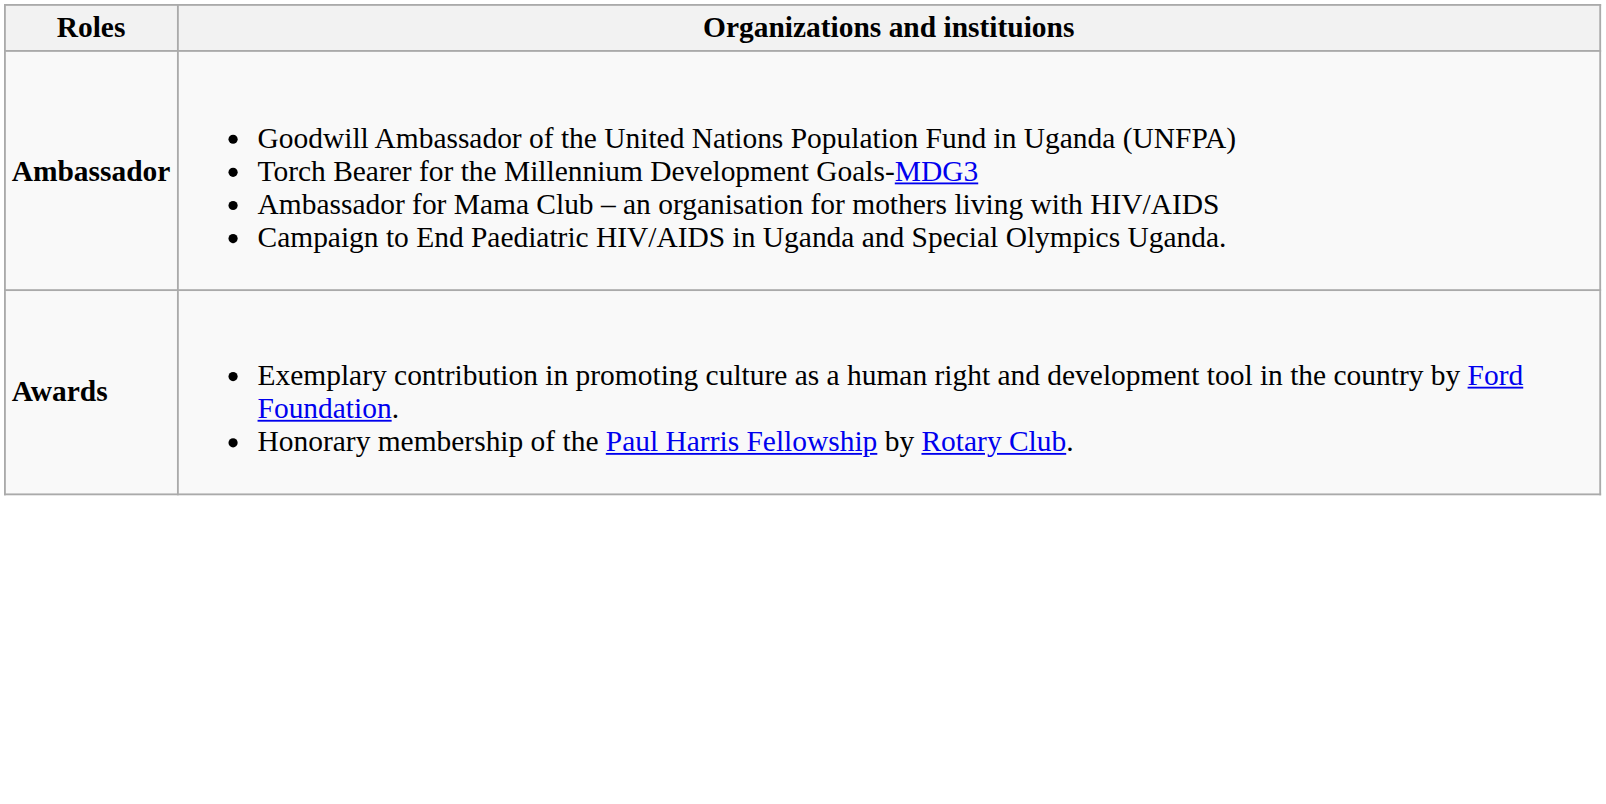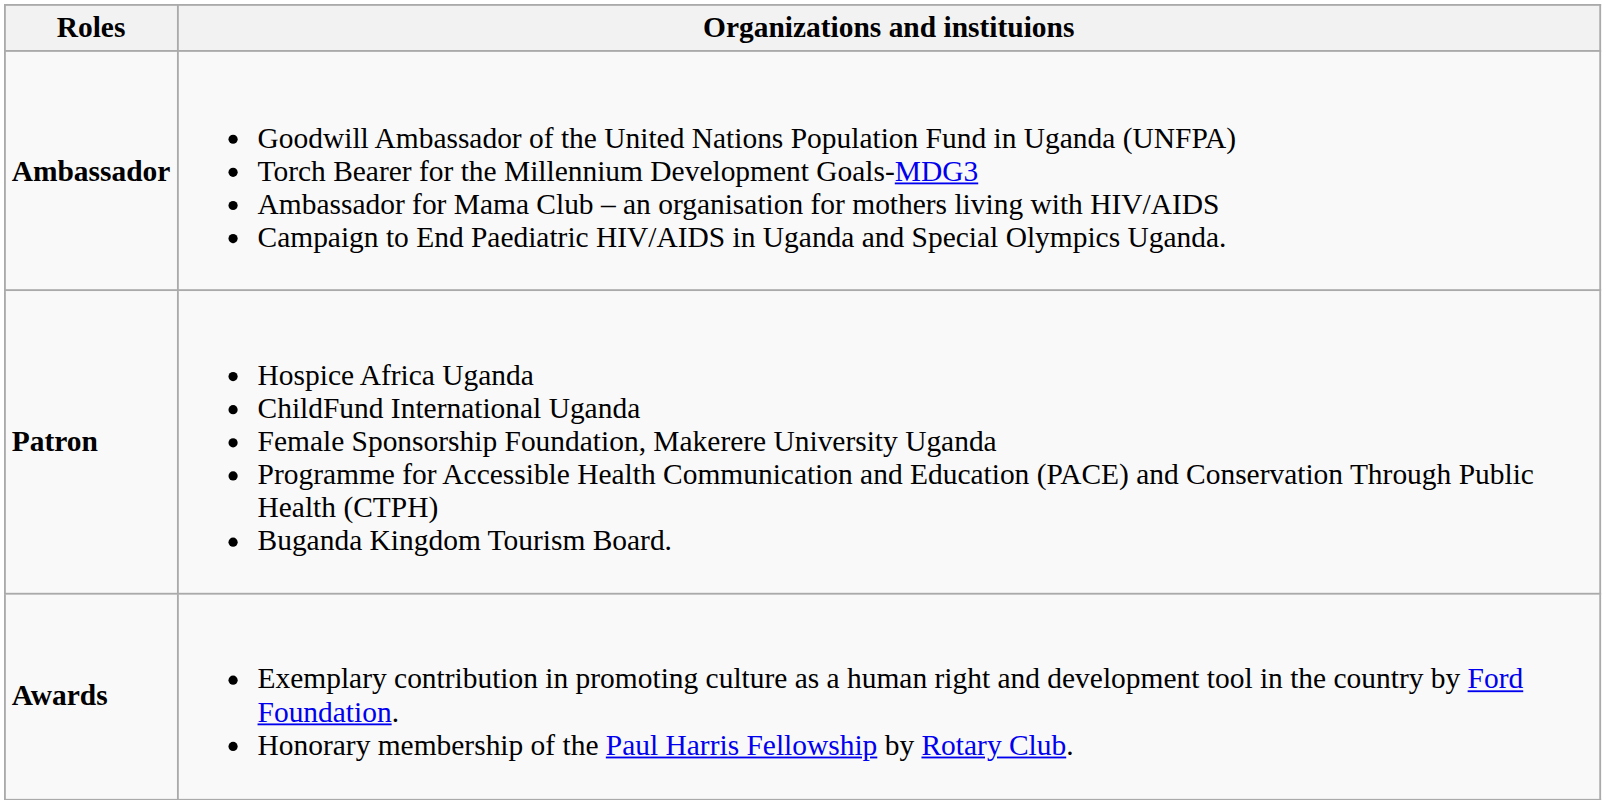+ row: (55, 441)
